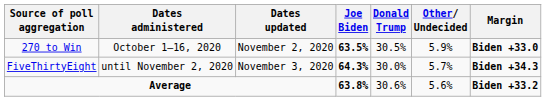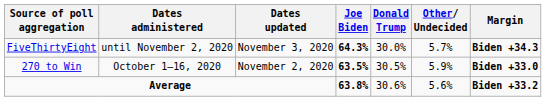rows swapped: (52, 47) <-> (52, 66)
